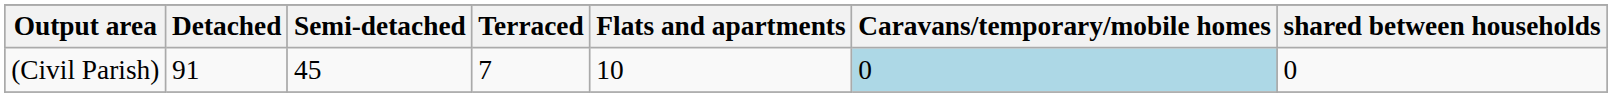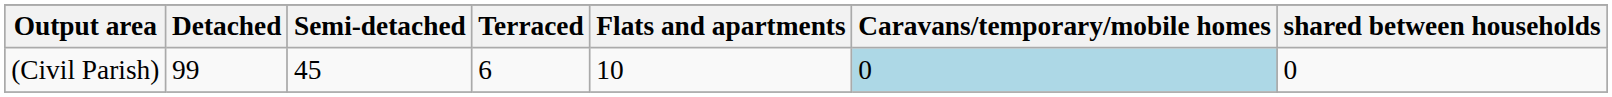(186, 69) 91 -> (186, 69) 99
(485, 69) 7 -> (485, 69) 6
